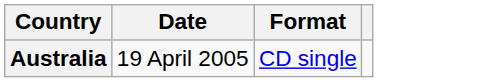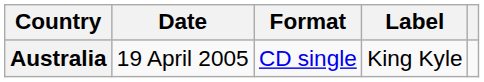+ column: (415, 22)
